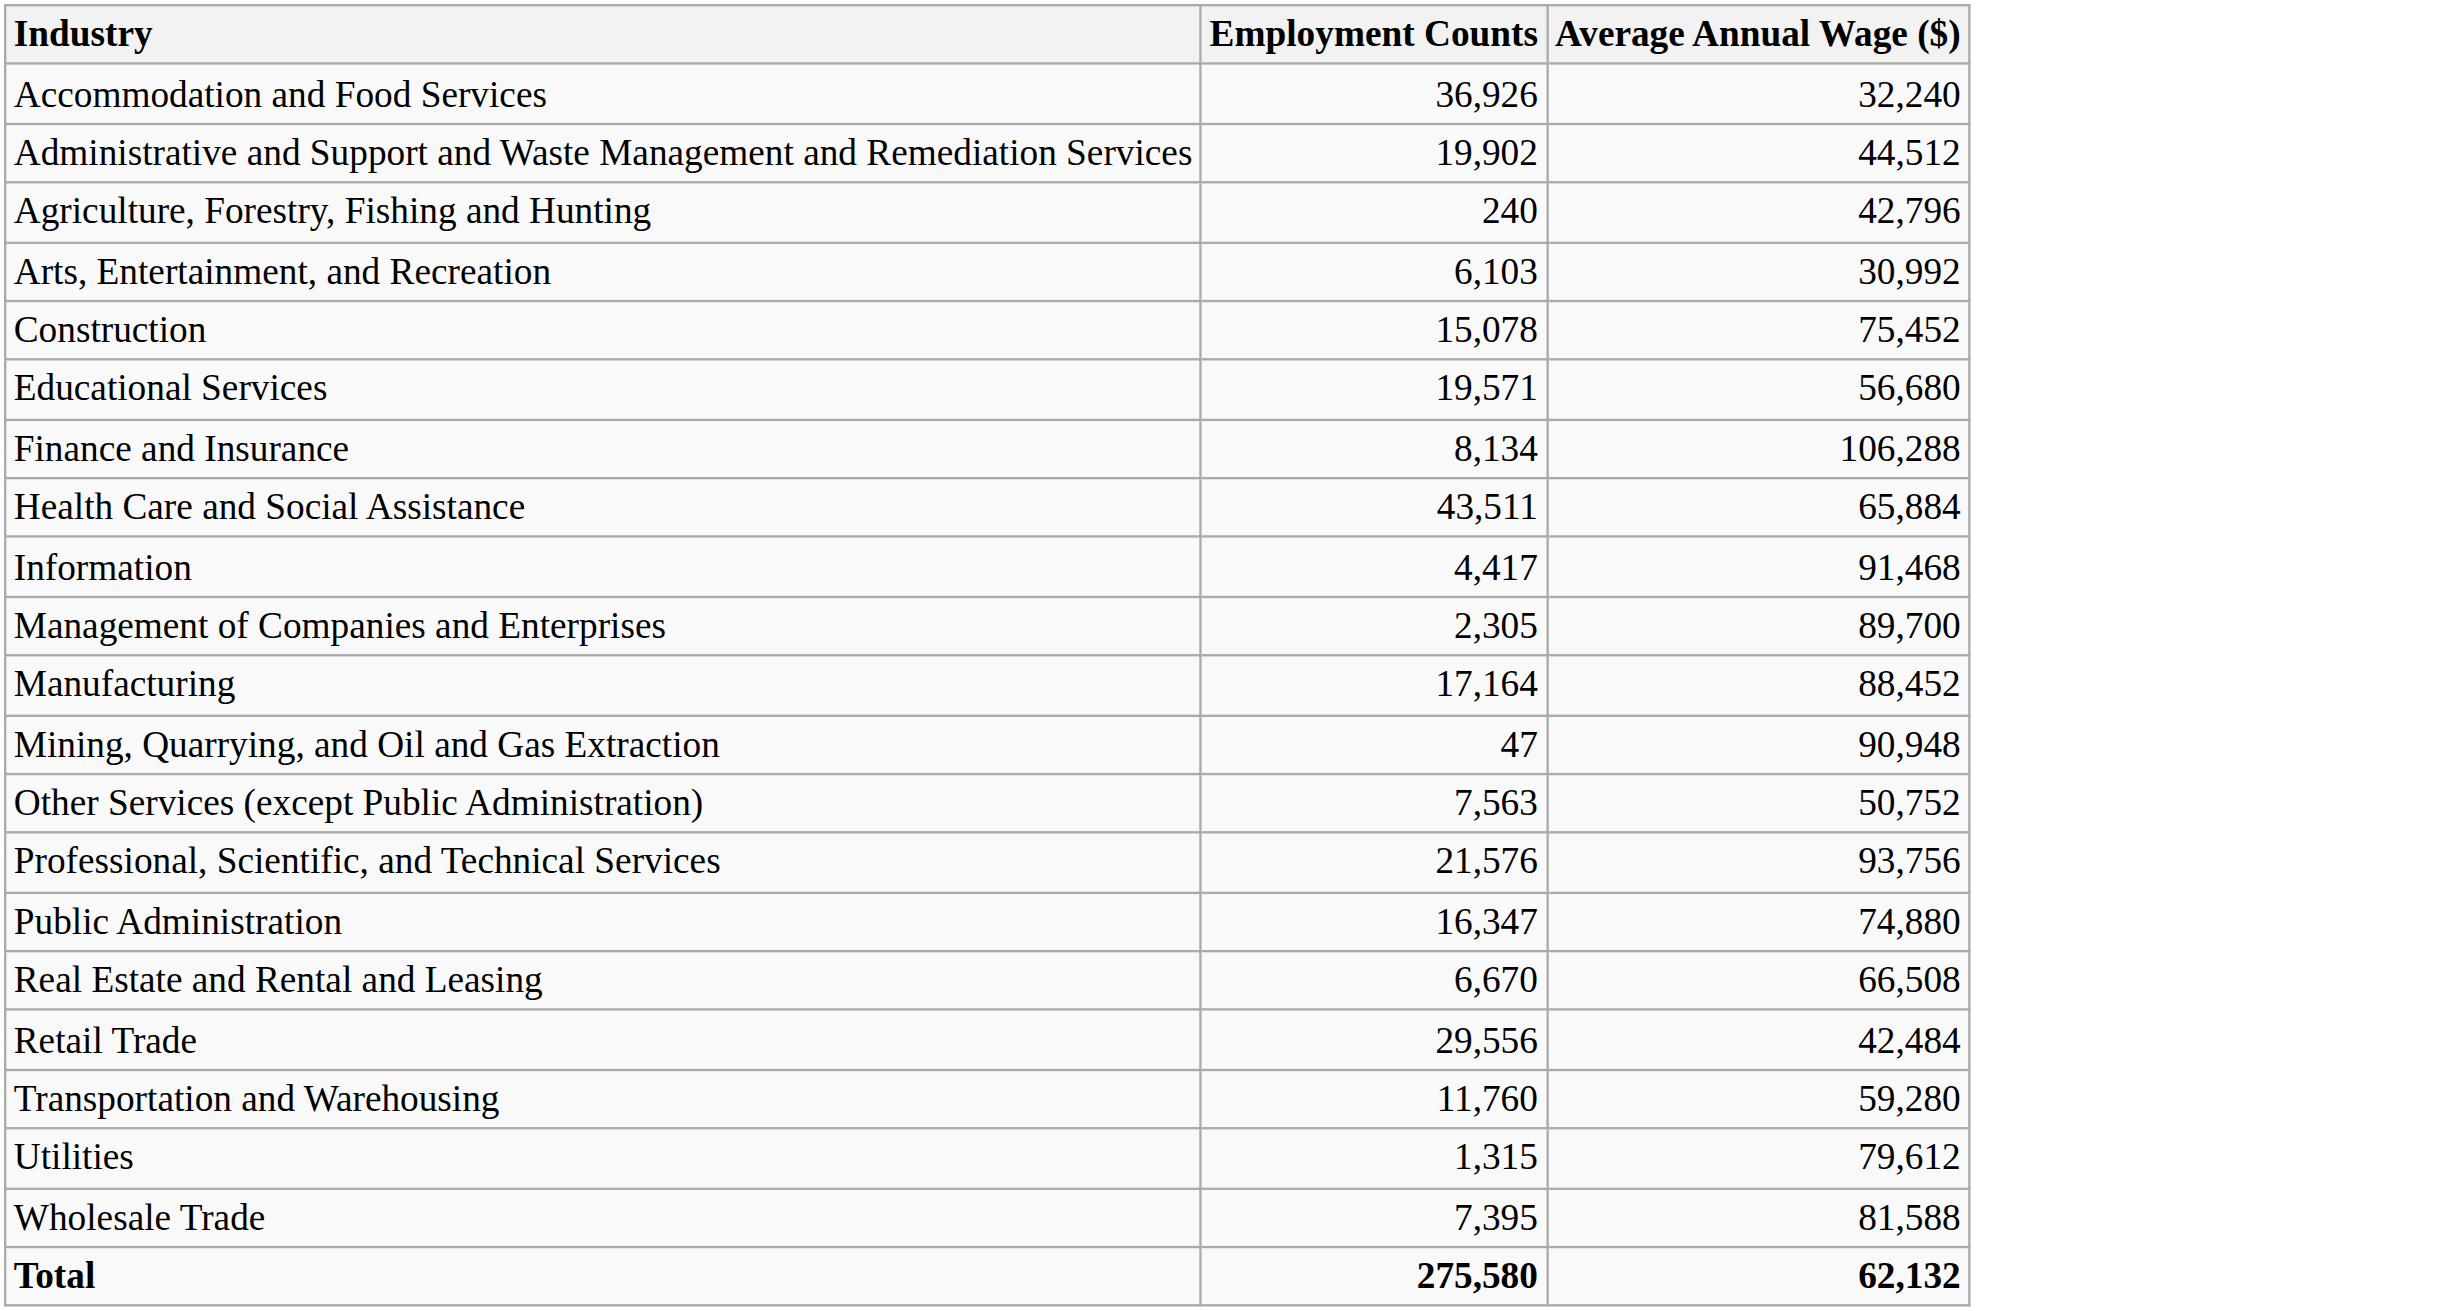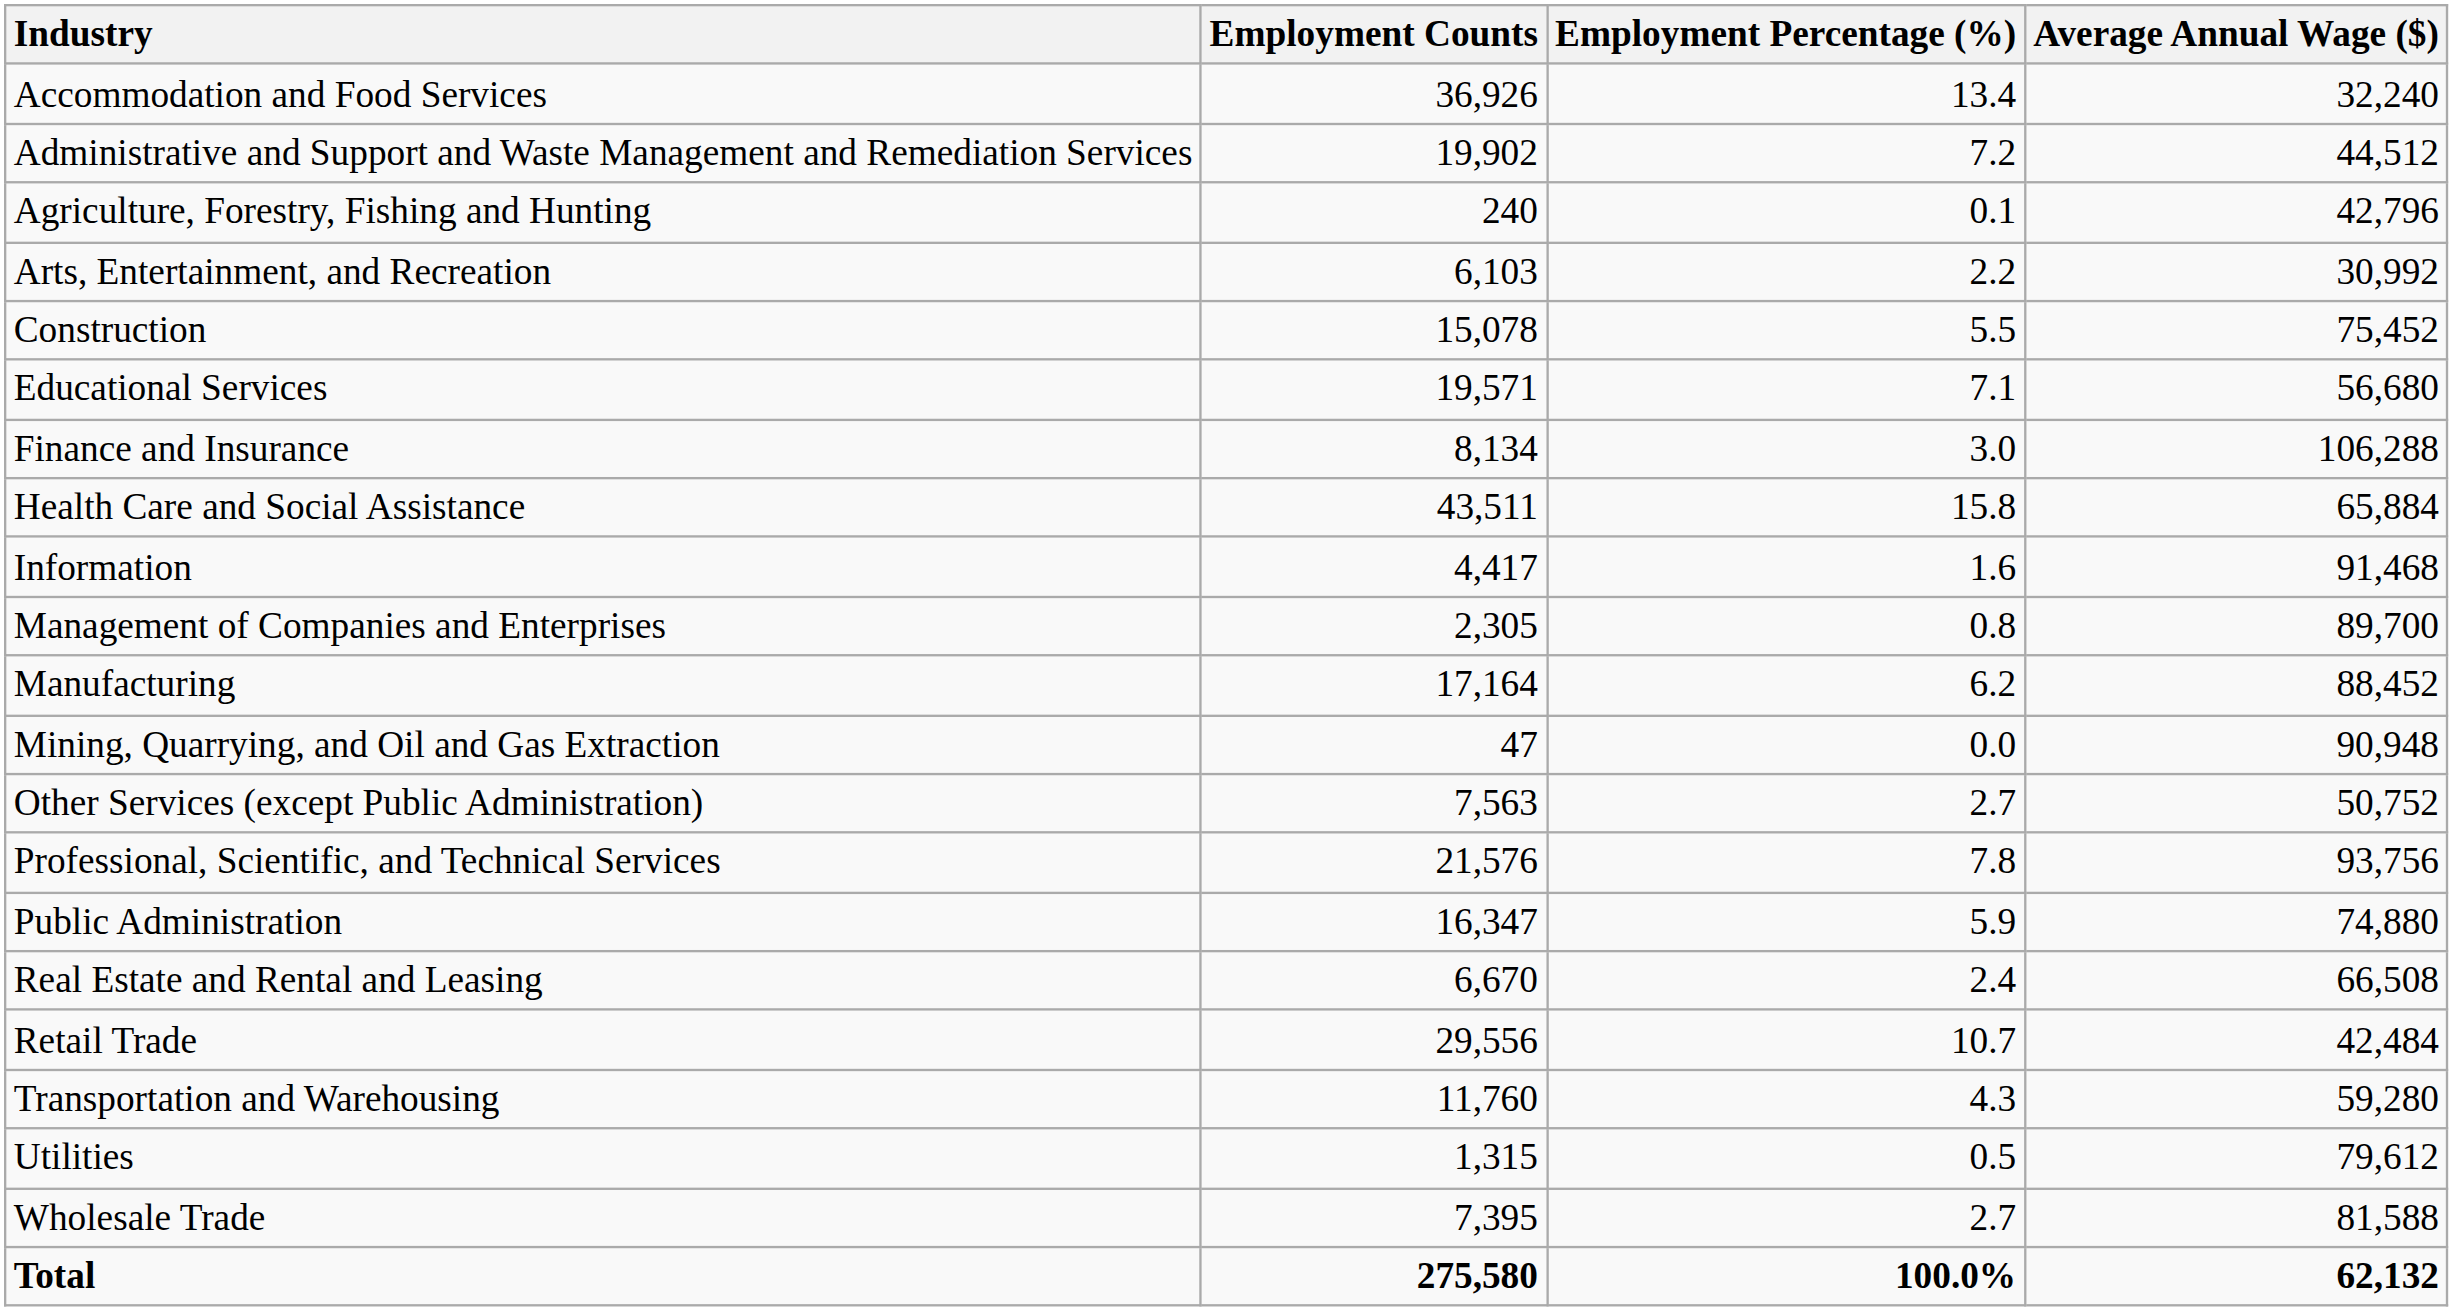+ column: (1786, 34)
